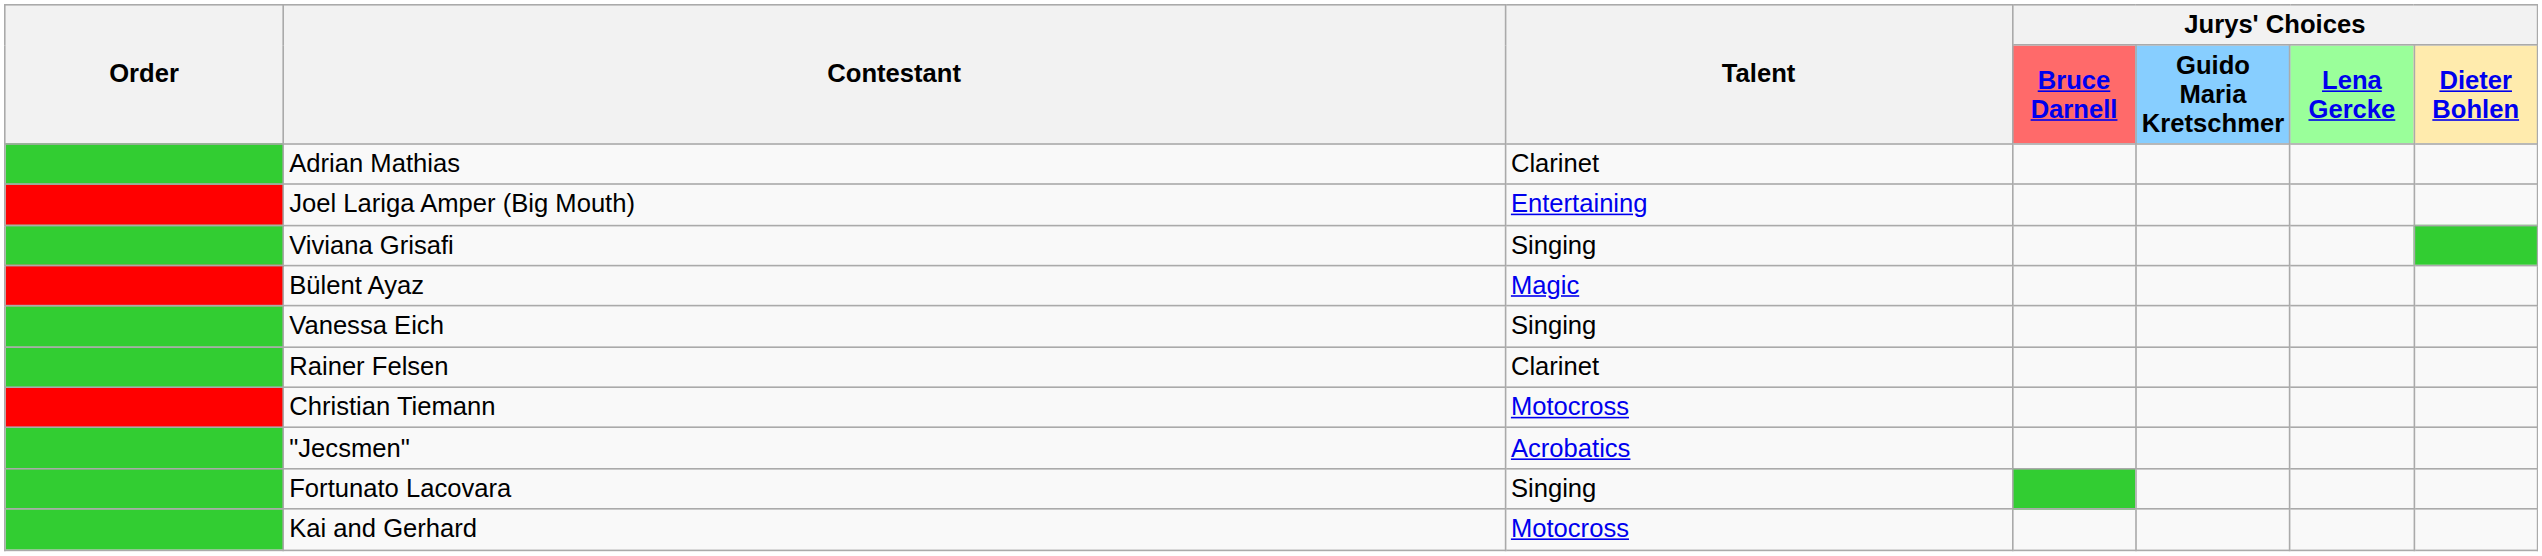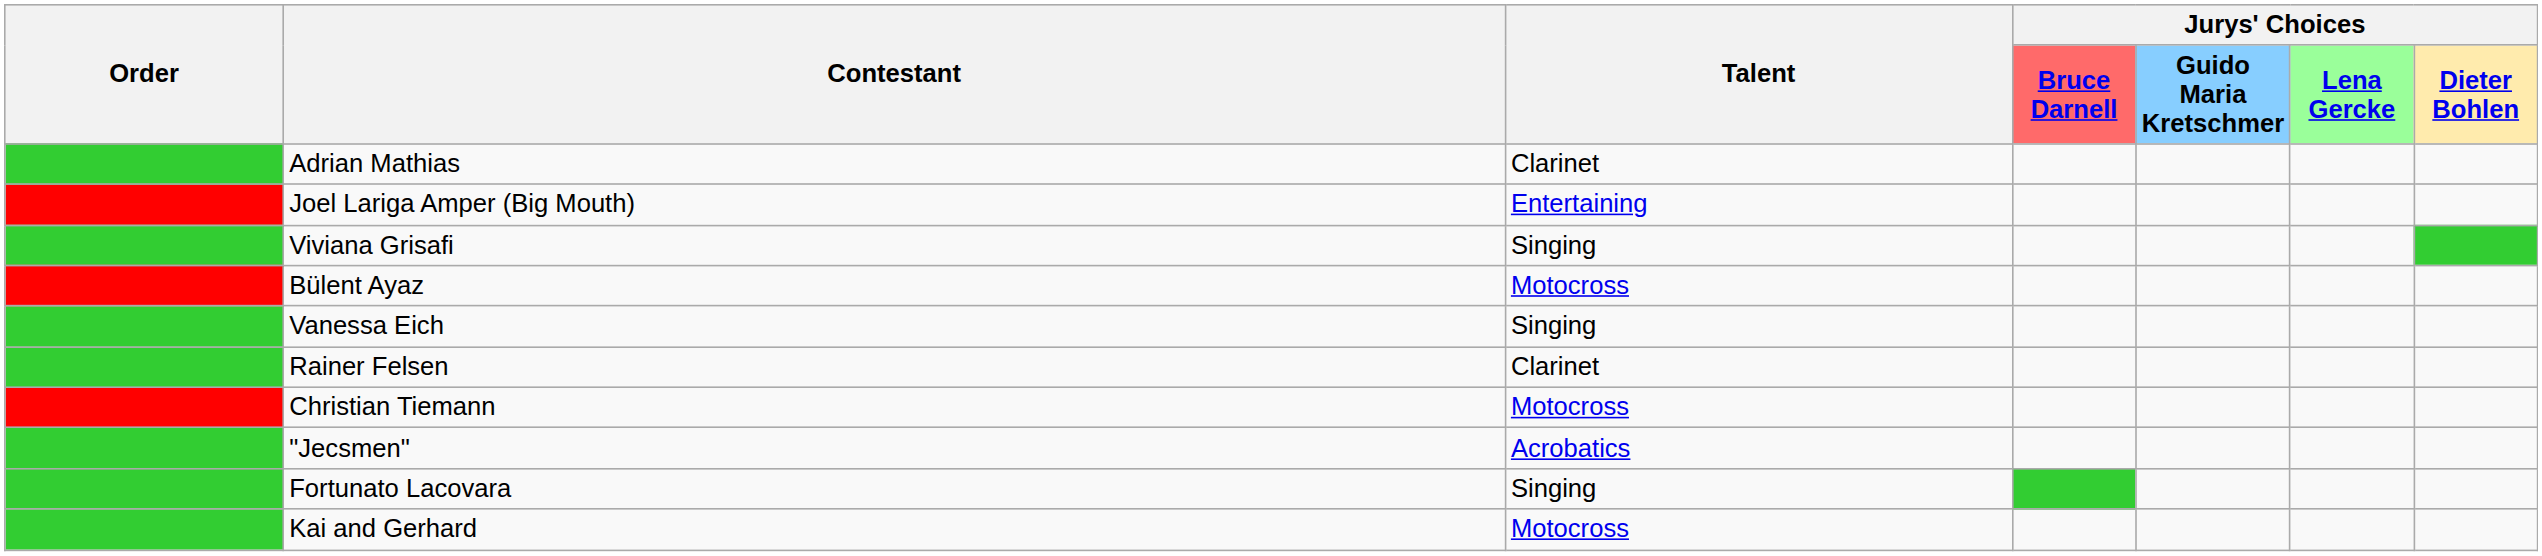(1545, 285) Magic -> (1570, 285) Motocross
